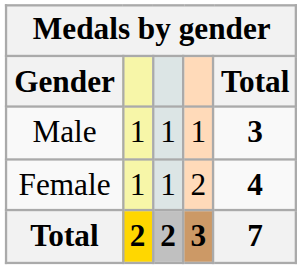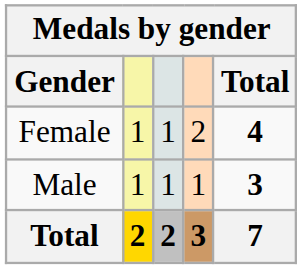rows swapped: (65, 132) <-> (65, 184)
